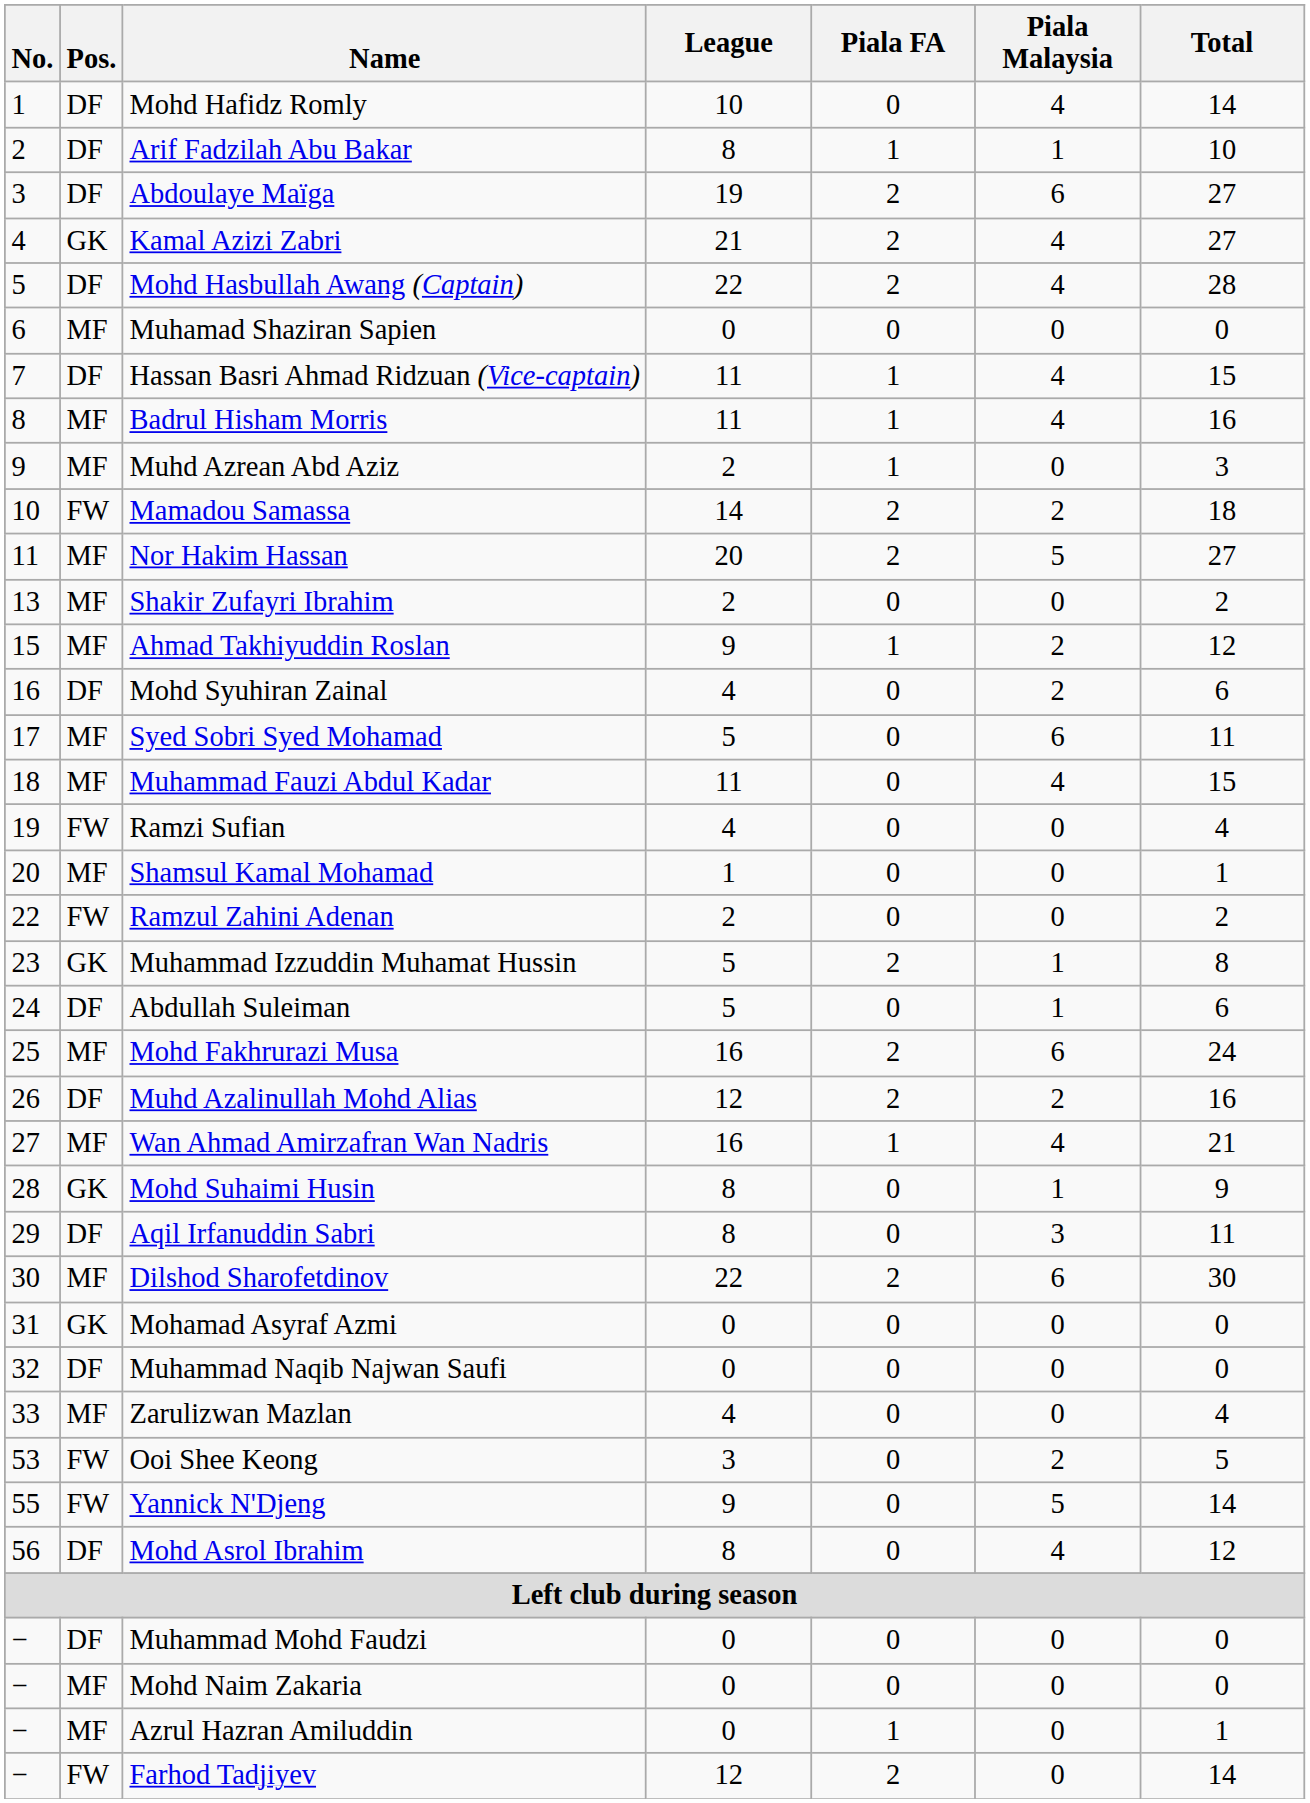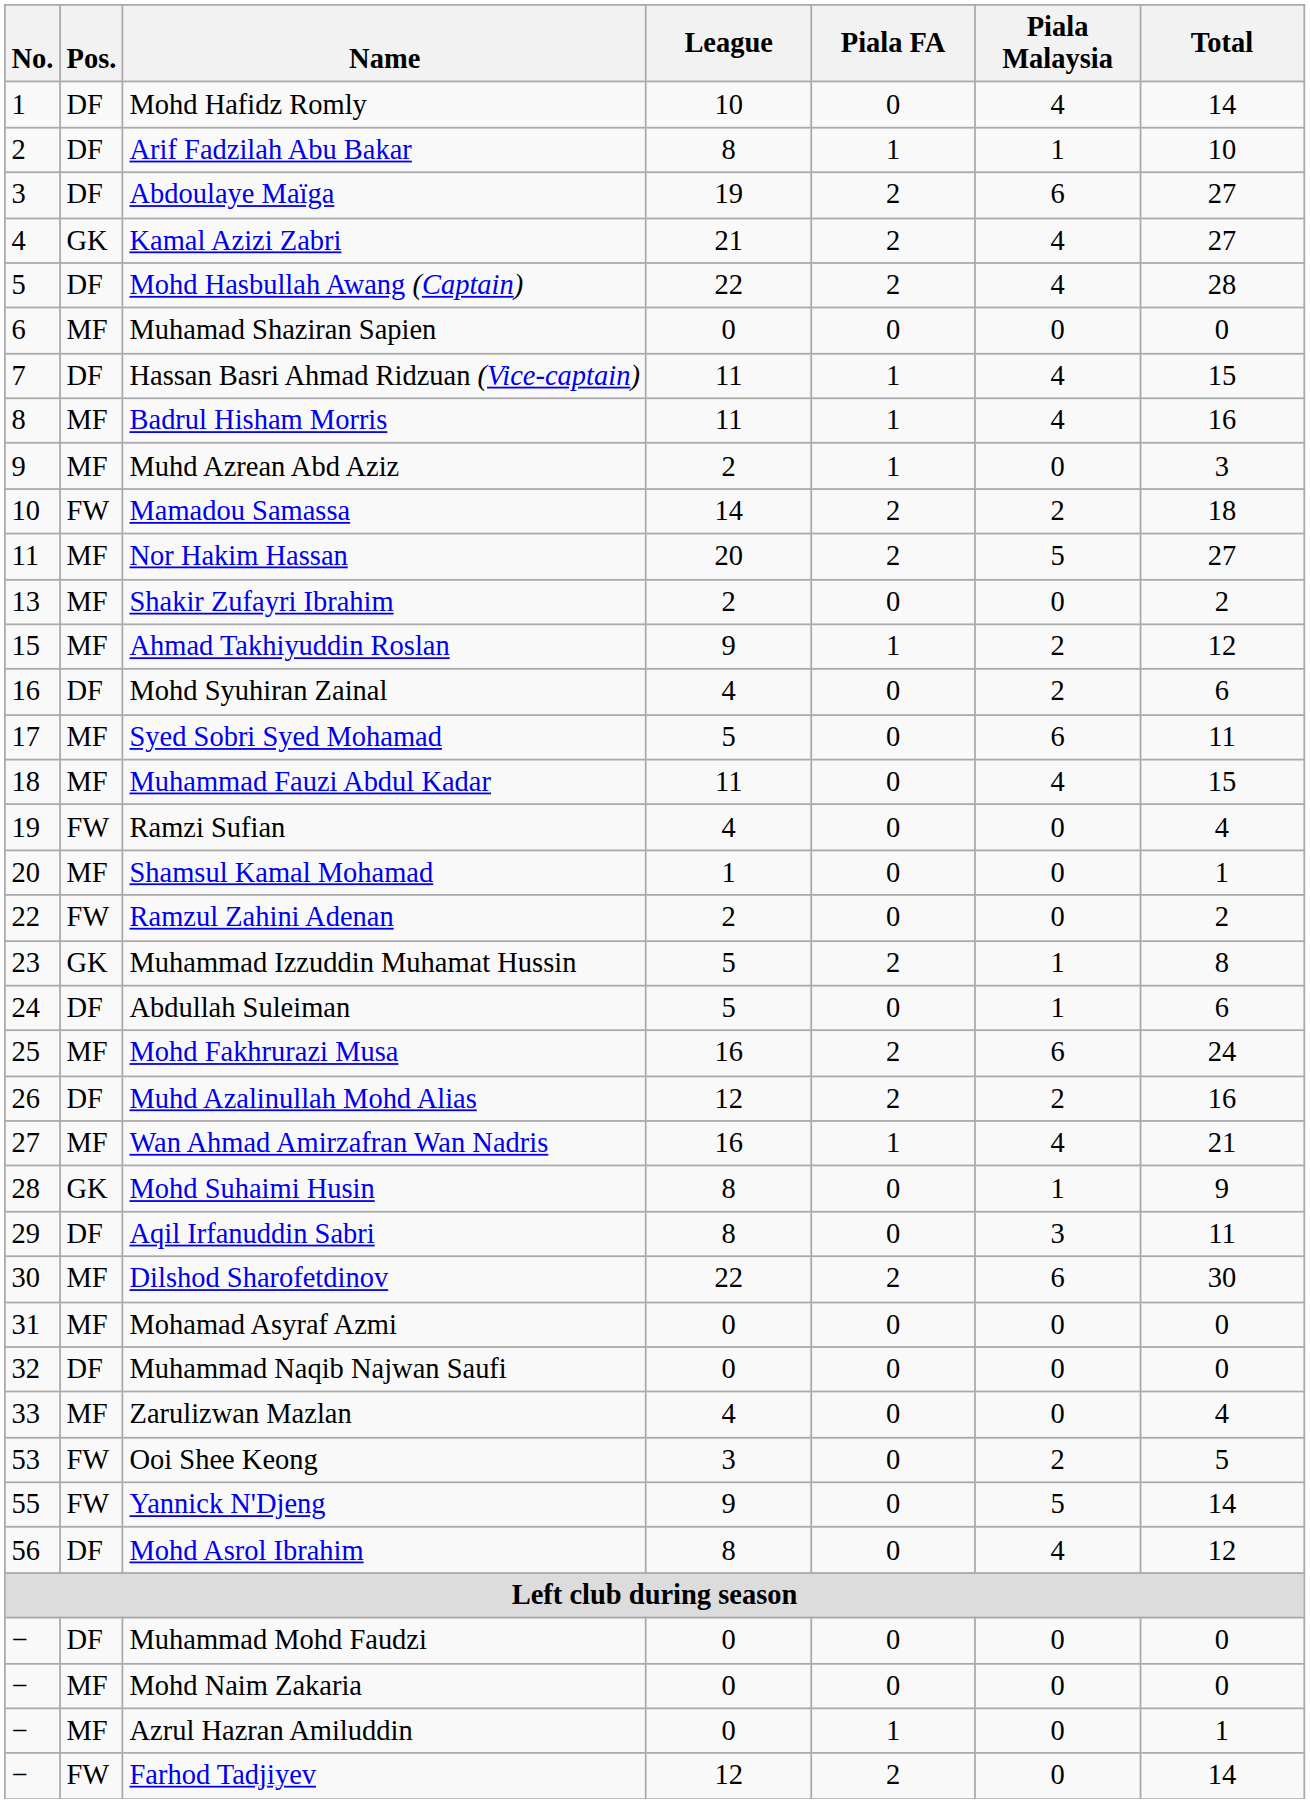(87, 1323) GK -> (87, 1323) MF
